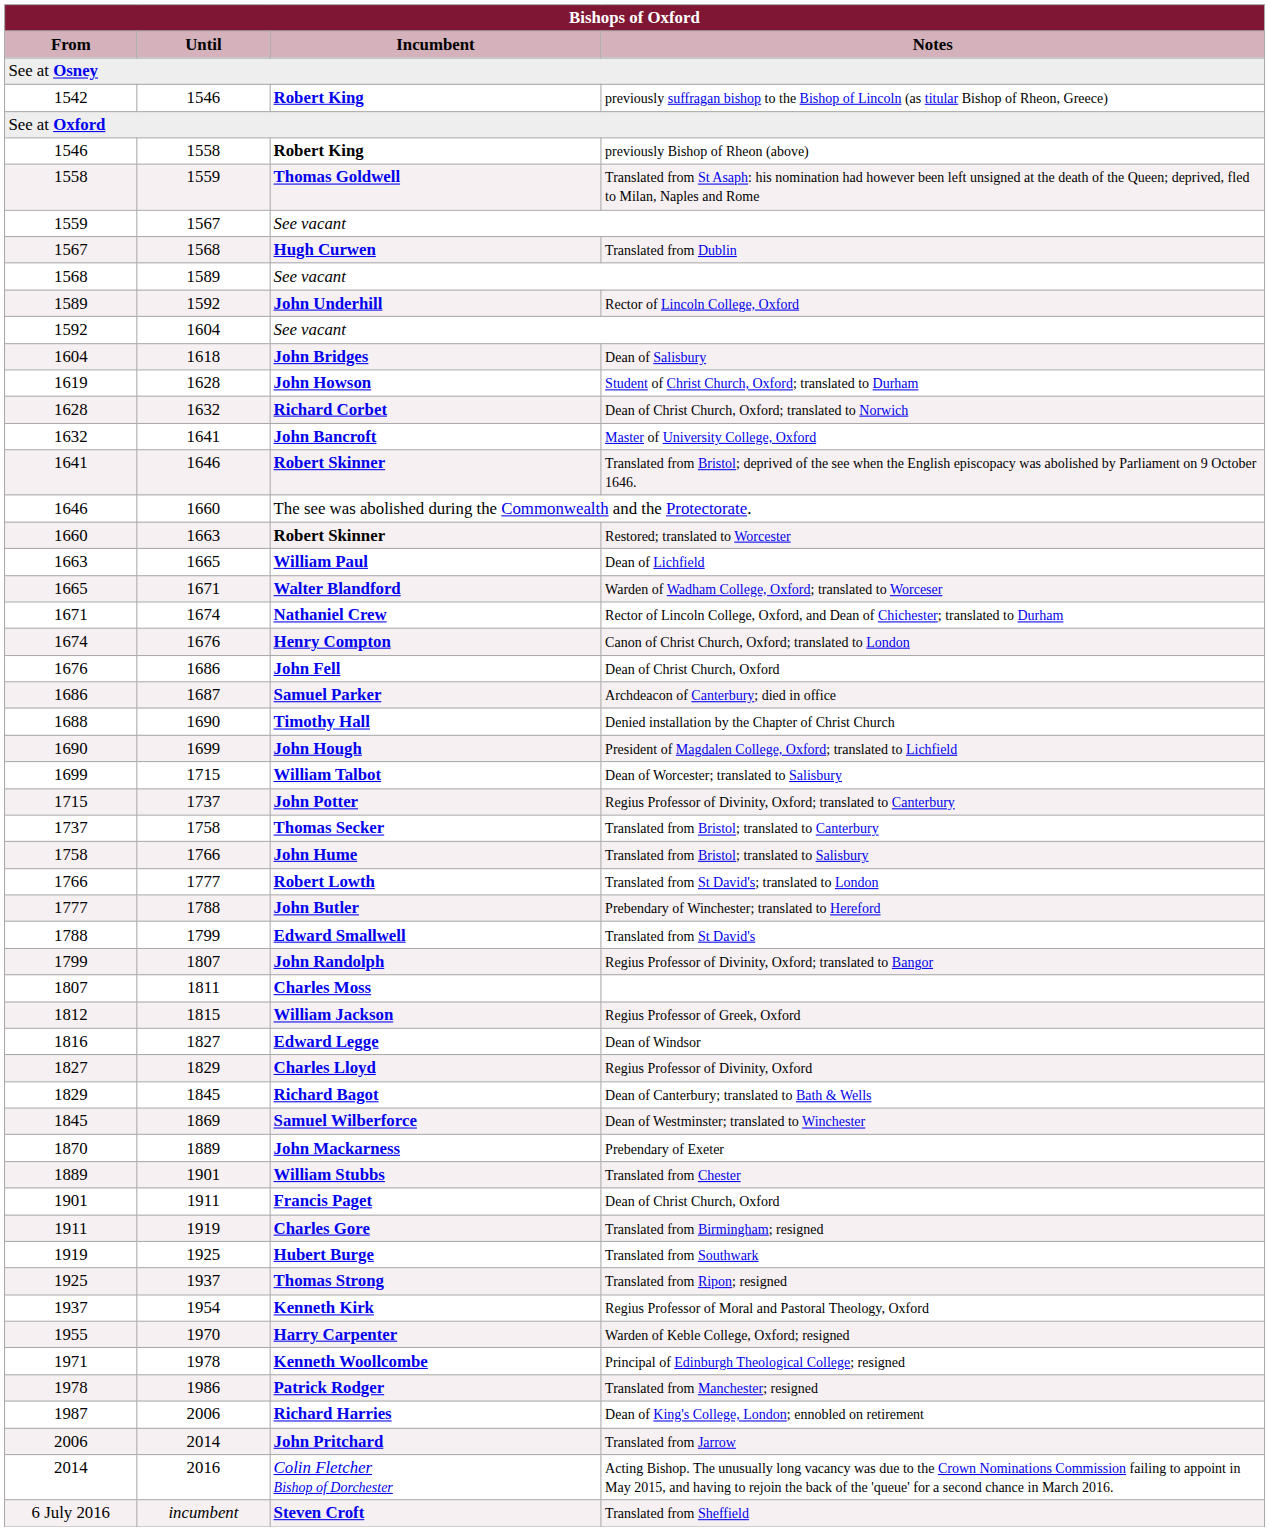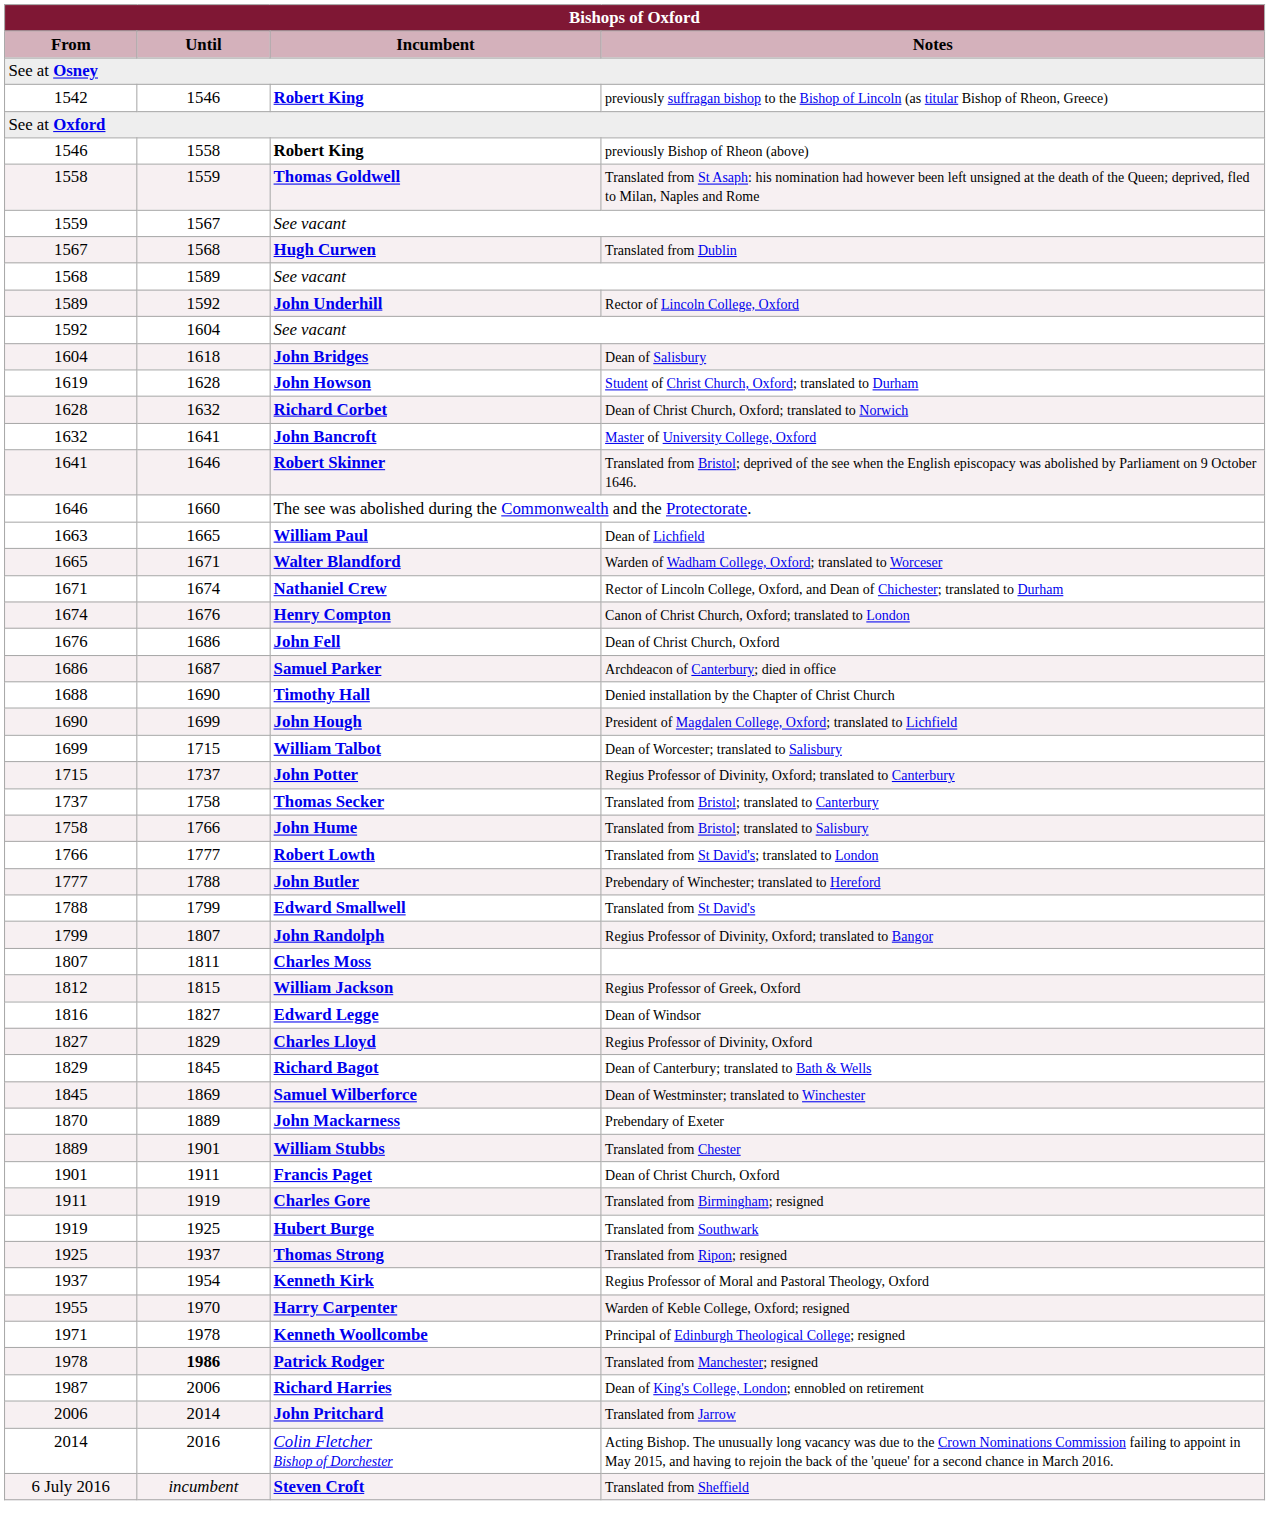- row: (71, 535)
(203, 1387) normal -> (203, 1361) bold
